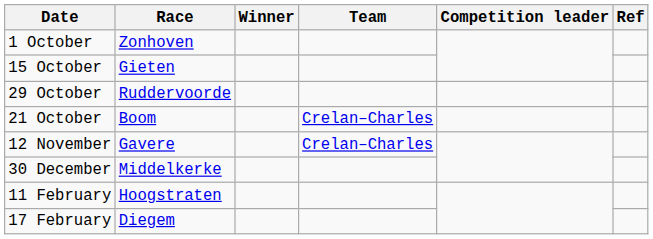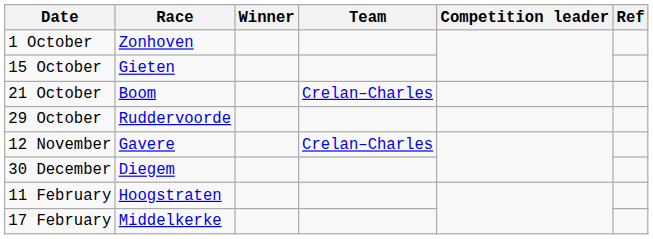rows swapped: (55, 119) <-> (55, 94)
(170, 170) Middelkerke -> (147, 170) Diegem
(147, 221) Diegem -> (170, 221) Middelkerke
